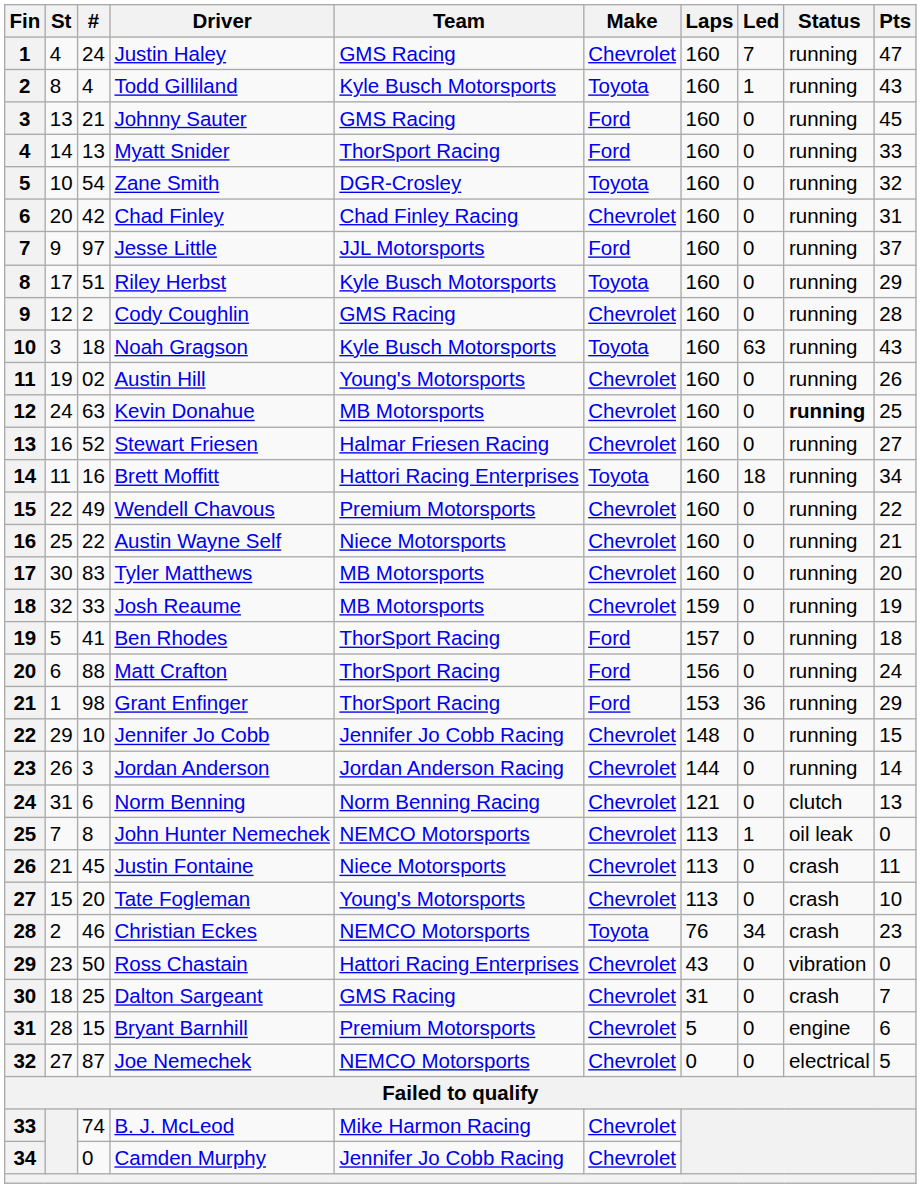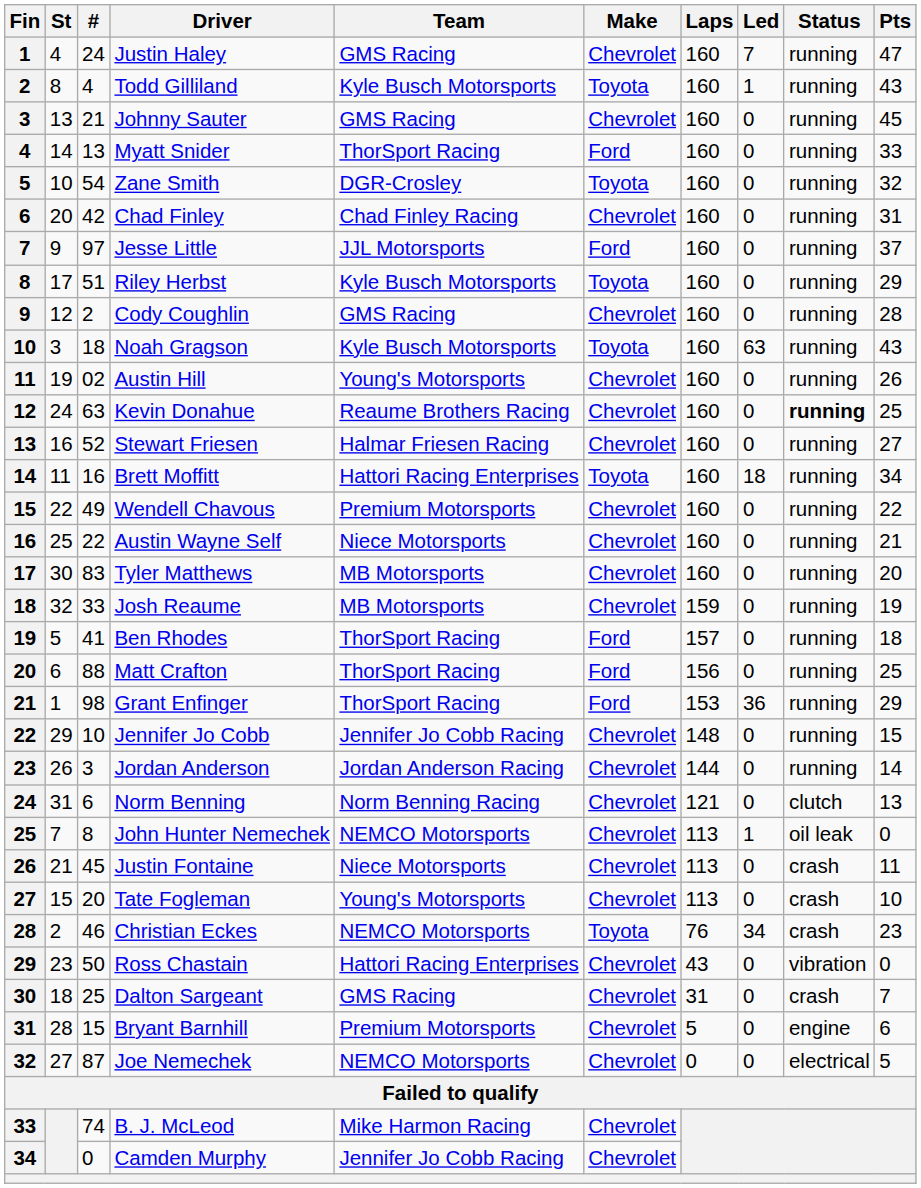(609, 119) Ford -> (632, 119) Chevrolet
(412, 411) MB Motorsports -> (454, 411) Reaume Brothers Racing
(891, 671) 24 -> (891, 671) 25
